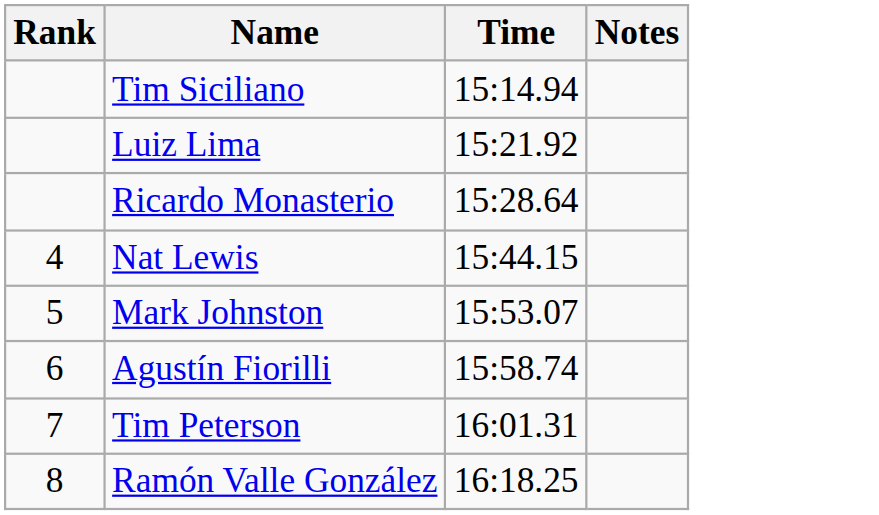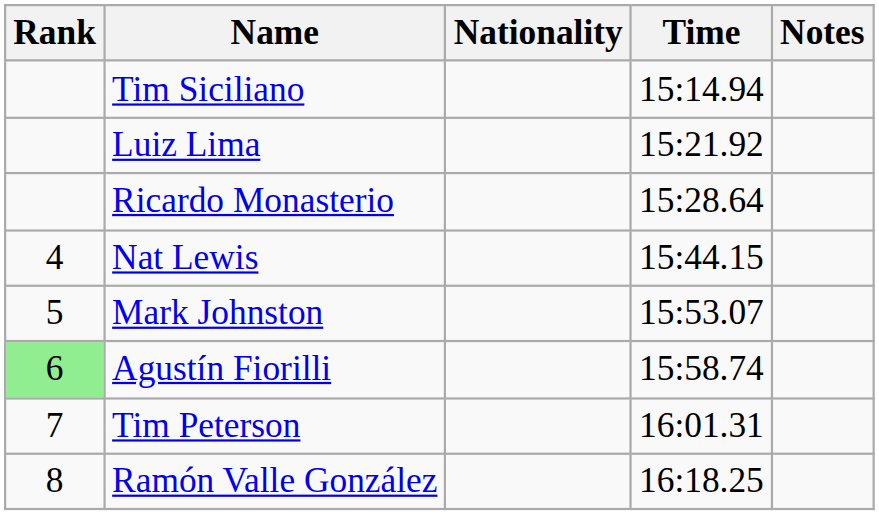+ column: (538, 32)
(55, 369) no background -> (55, 369) lightgreen background
